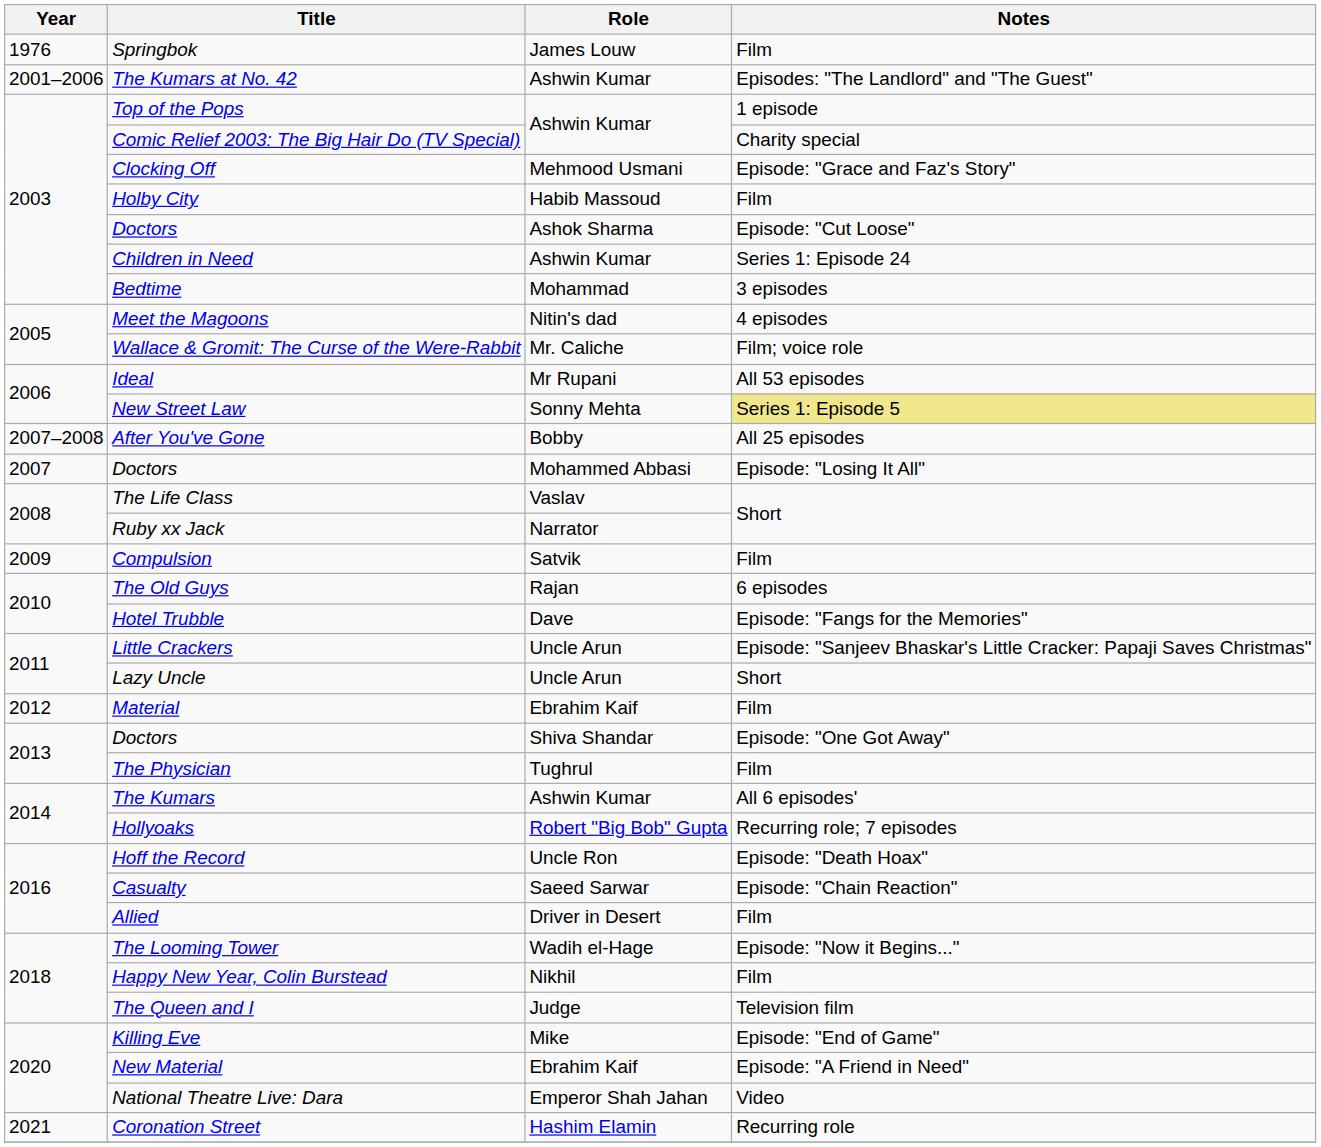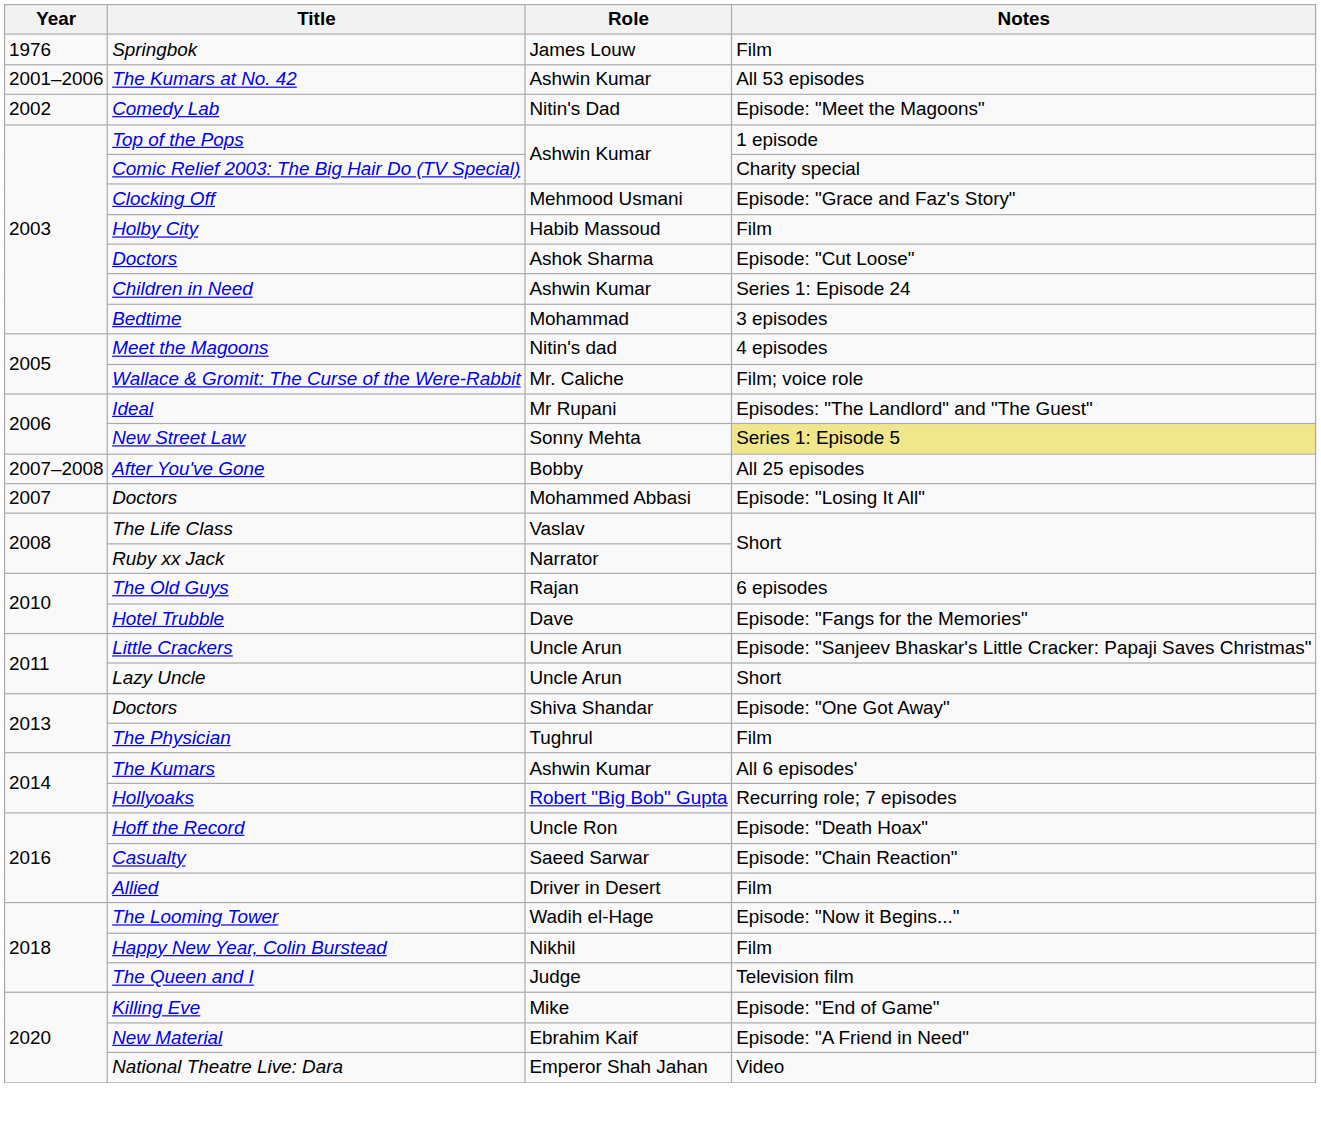(914, 79) Episodes: "The Landlord" and "The Guest" -> (800, 79) All 53 episodes
+ row: (166, 109)
(800, 378) All 53 episodes -> (914, 408) Episodes: "The Landlord" and "The Guest"
- row: (162, 558)
- row: (146, 708)
- row: (186, 1127)
